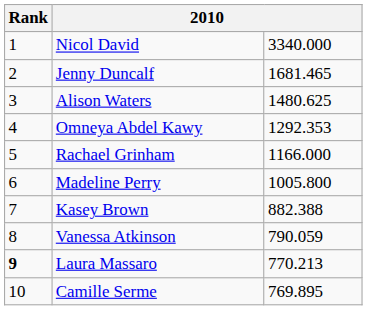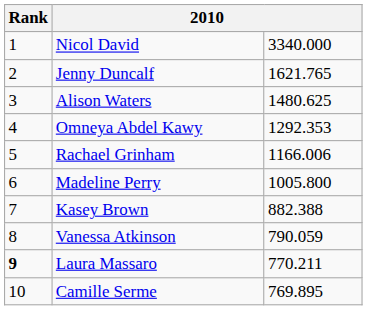(300, 72) 1681.465 -> (300, 72) 1621.765
(299, 154) 1166.000 -> (299, 154) 1166.006
(296, 263) 770.213 -> (295, 263) 770.211
